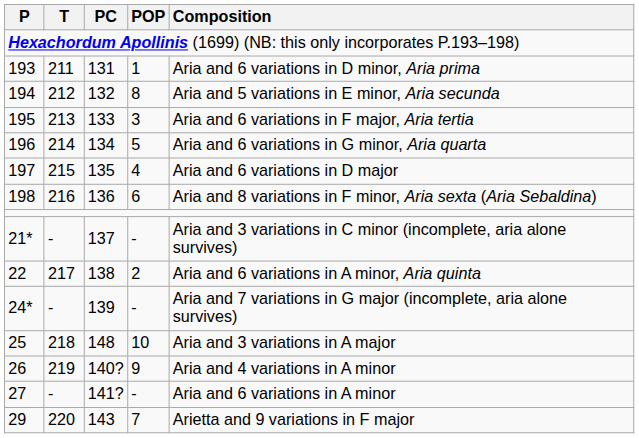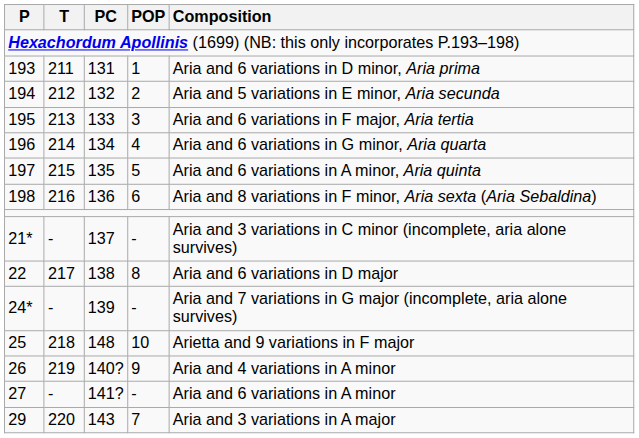(136, 94) 8 -> (136, 94) 2
(136, 145) 5 -> (136, 145) 4
(136, 171) 4 -> (136, 171) 5
(285, 171) Aria and 6 variations in D major -> (327, 171) Aria and 6 variations in A minor, Aria quinta
(136, 273) 2 -> (136, 273) 8
(327, 273) Aria and 6 variations in A minor, Aria quinta -> (285, 273) Aria and 6 variations in D major
(284, 343) Aria and 3 variations in A major -> (294, 343) Arietta and 9 variations in F major
(294, 419) Arietta and 9 variations in F major -> (284, 419) Aria and 3 variations in A major
